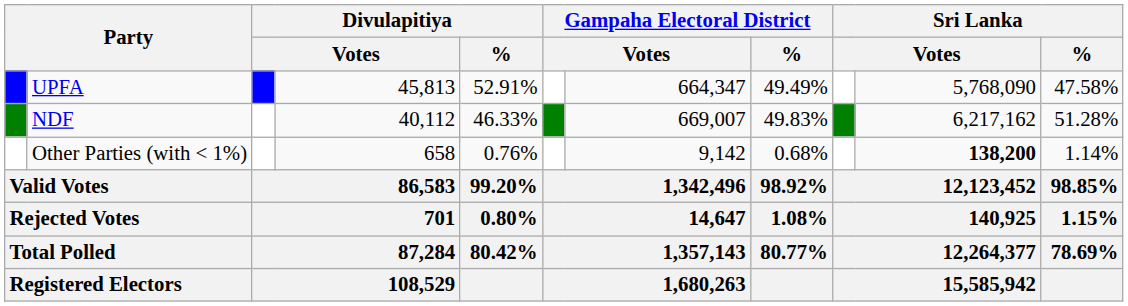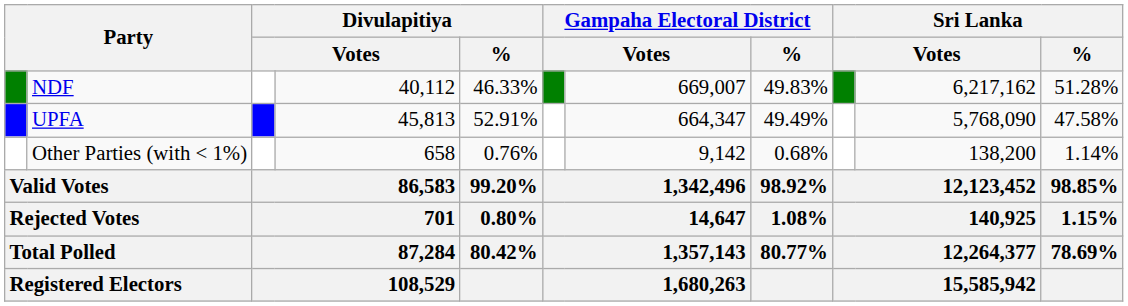rows swapped: (58, 86) <-> (53, 119)
(1002, 152) bold -> (1002, 152) normal
